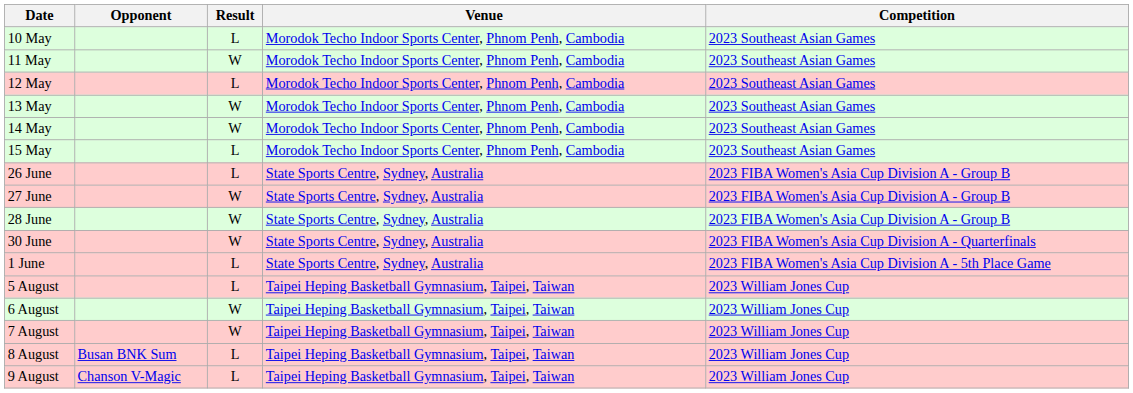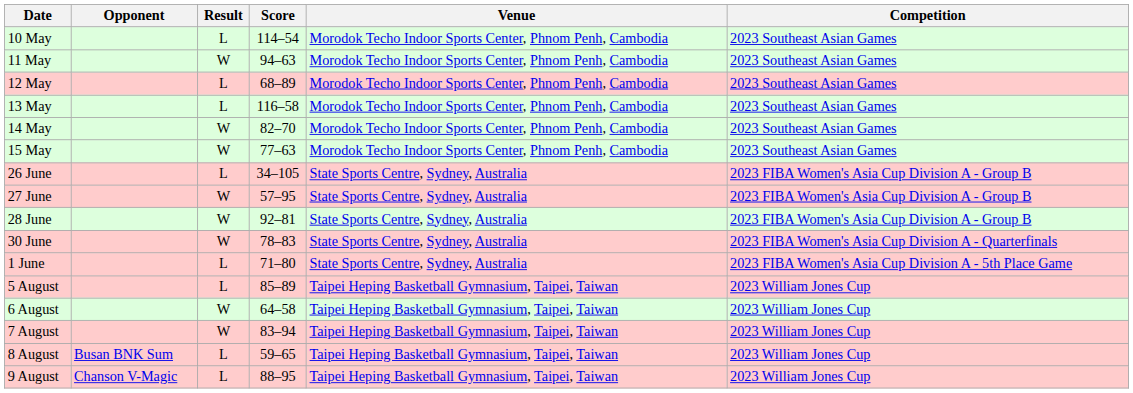+ column: (278, 15)
(235, 106) W -> (223, 106) L
(235, 151) L -> (223, 151) W
